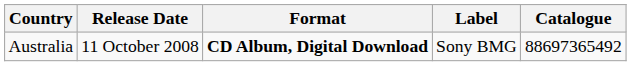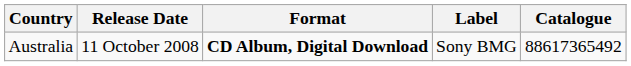(573, 46) 88697365492 -> (573, 46) 88617365492
